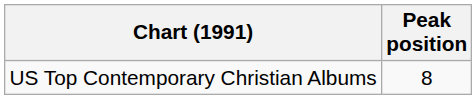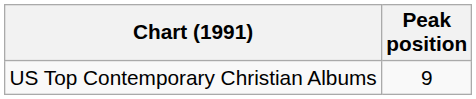(427, 77) 8 -> (427, 77) 9
